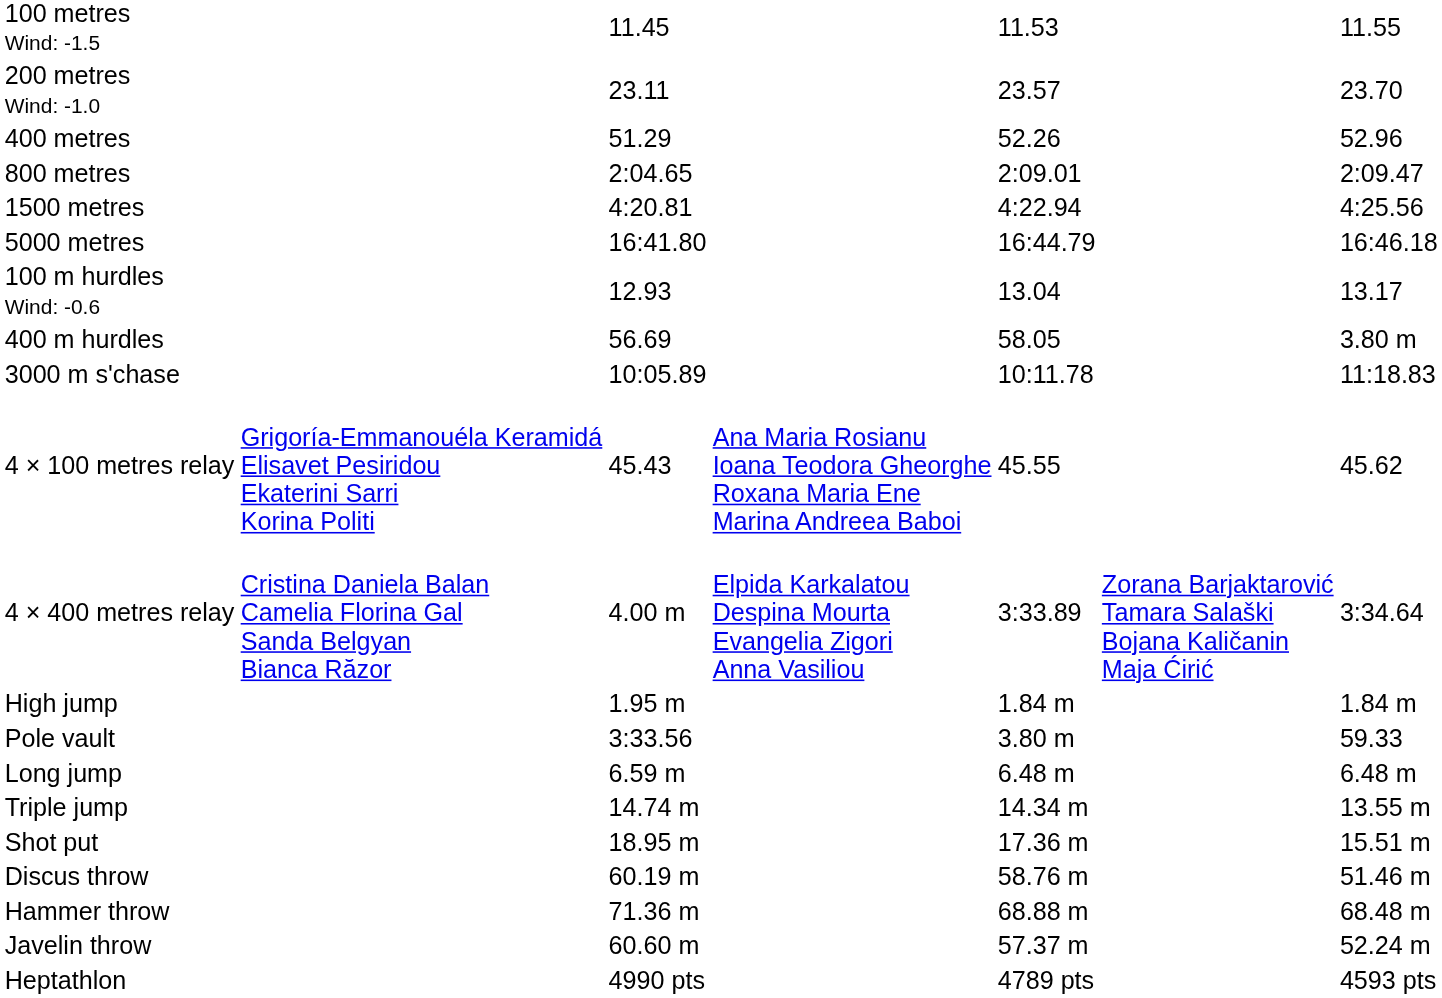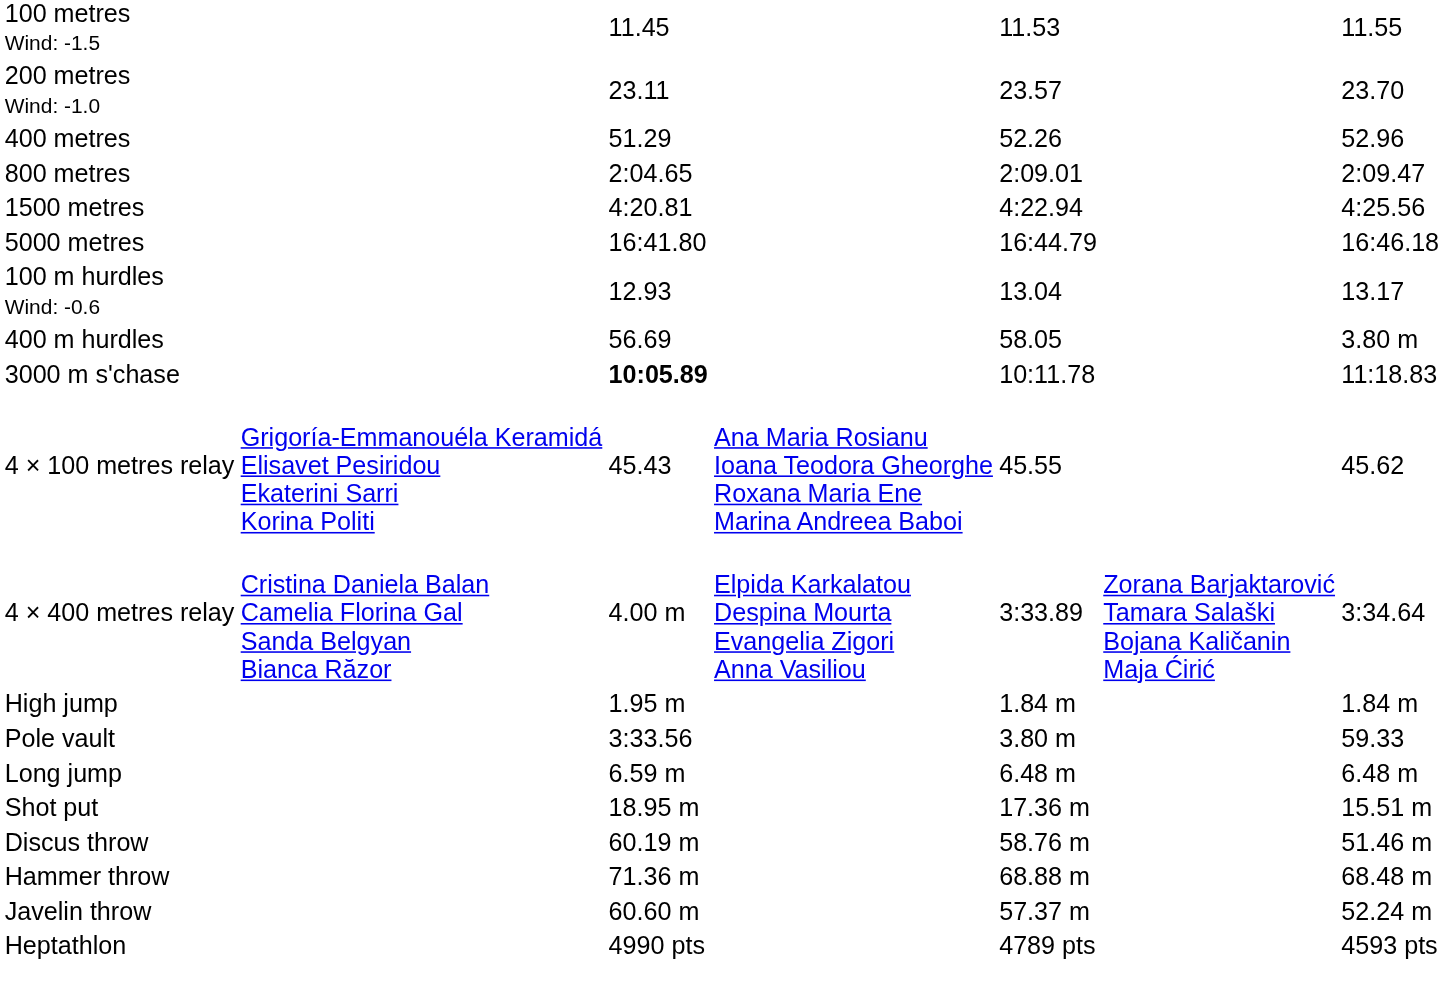(657, 374) normal -> (658, 374) bold
- row: (66, 807)
